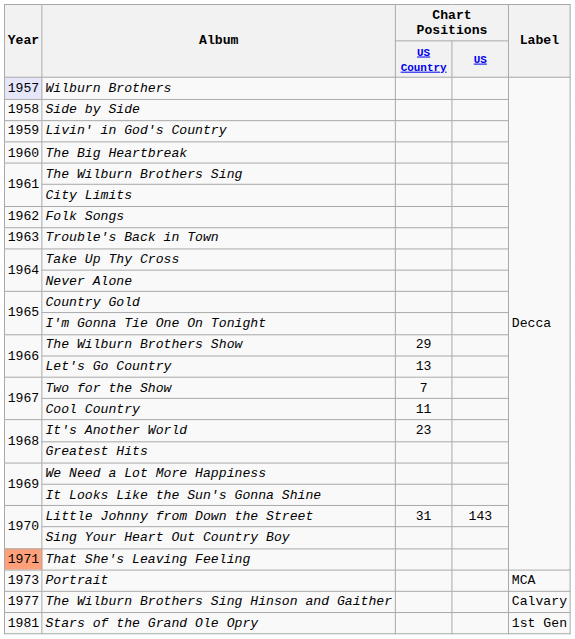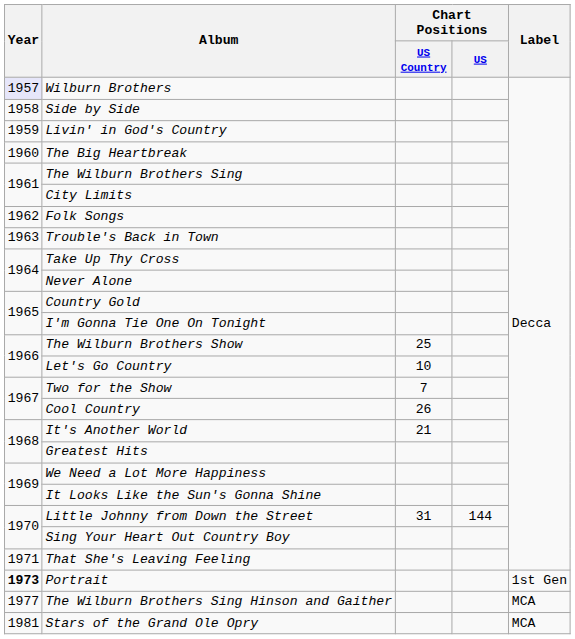(424, 345) 29 -> (424, 345) 25
(424, 366) 13 -> (424, 366) 10
(424, 409) 11 -> (424, 409) 26
(424, 431) 23 -> (424, 431) 21
(480, 516) 143 -> (480, 516) 144
(23, 559) lightsalmon background -> (23, 559) no background
(23, 580) normal -> (23, 580) bold
(524, 580) MCA -> (539, 580) 1st Gen
(539, 602) Calvary -> (524, 602) MCA
(539, 623) 1st Gen -> (524, 623) MCA
